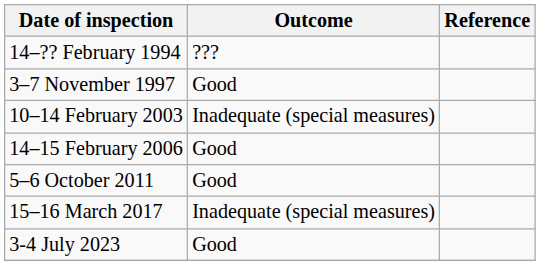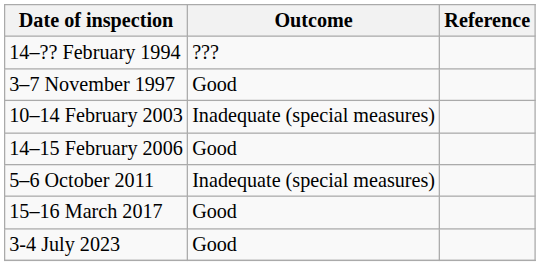(215, 180) Good -> (314, 180) Inadequate (special measures)
(314, 212) Inadequate (special measures) -> (215, 212) Good
